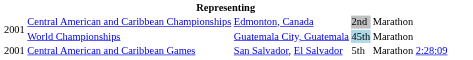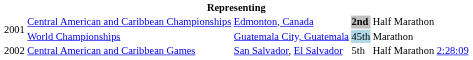(359, 22) normal -> (360, 22) bold
(393, 22) Marathon -> (403, 22) Half Marathon
(14, 50) 2001 -> (14, 50) 2002
(393, 50) Marathon -> (403, 50) Half Marathon
